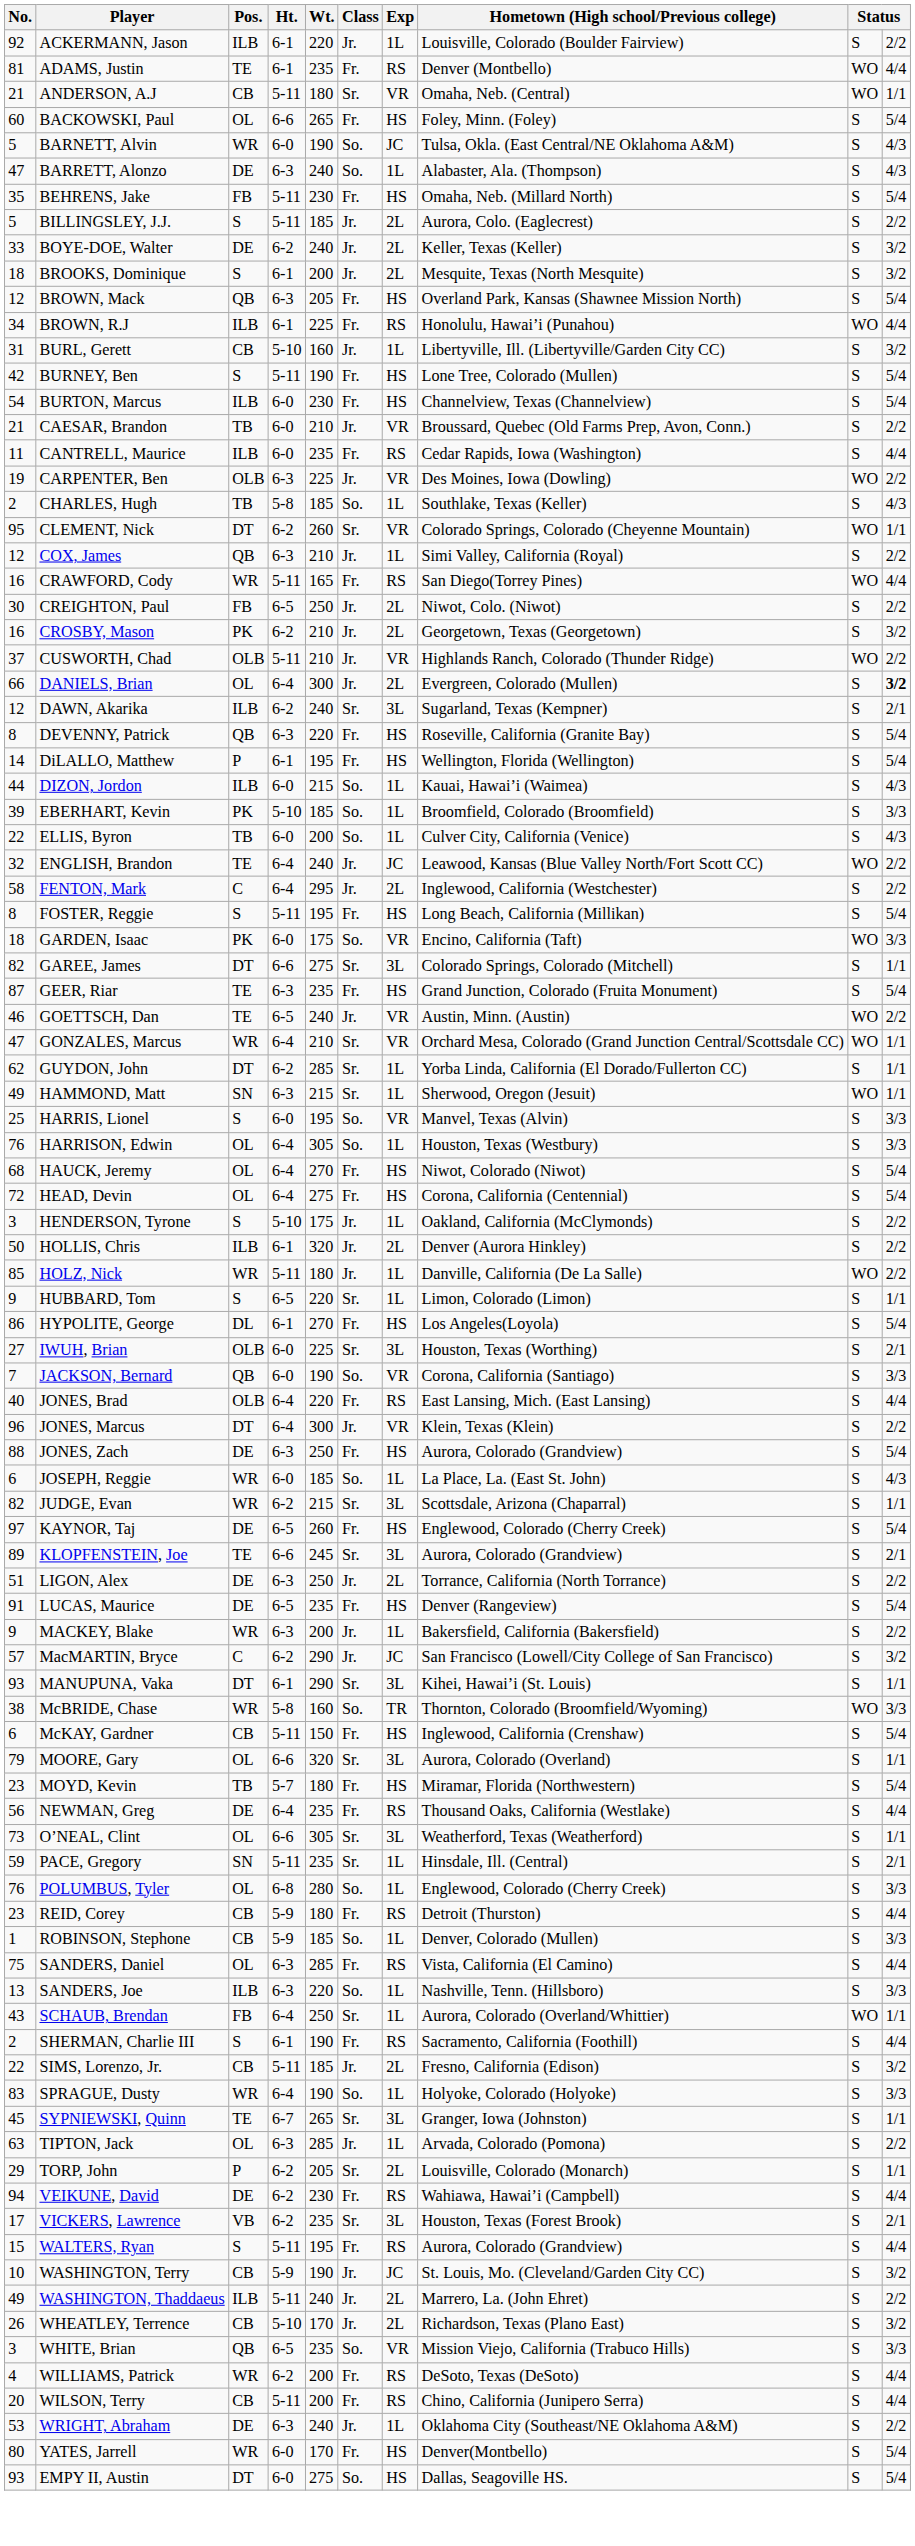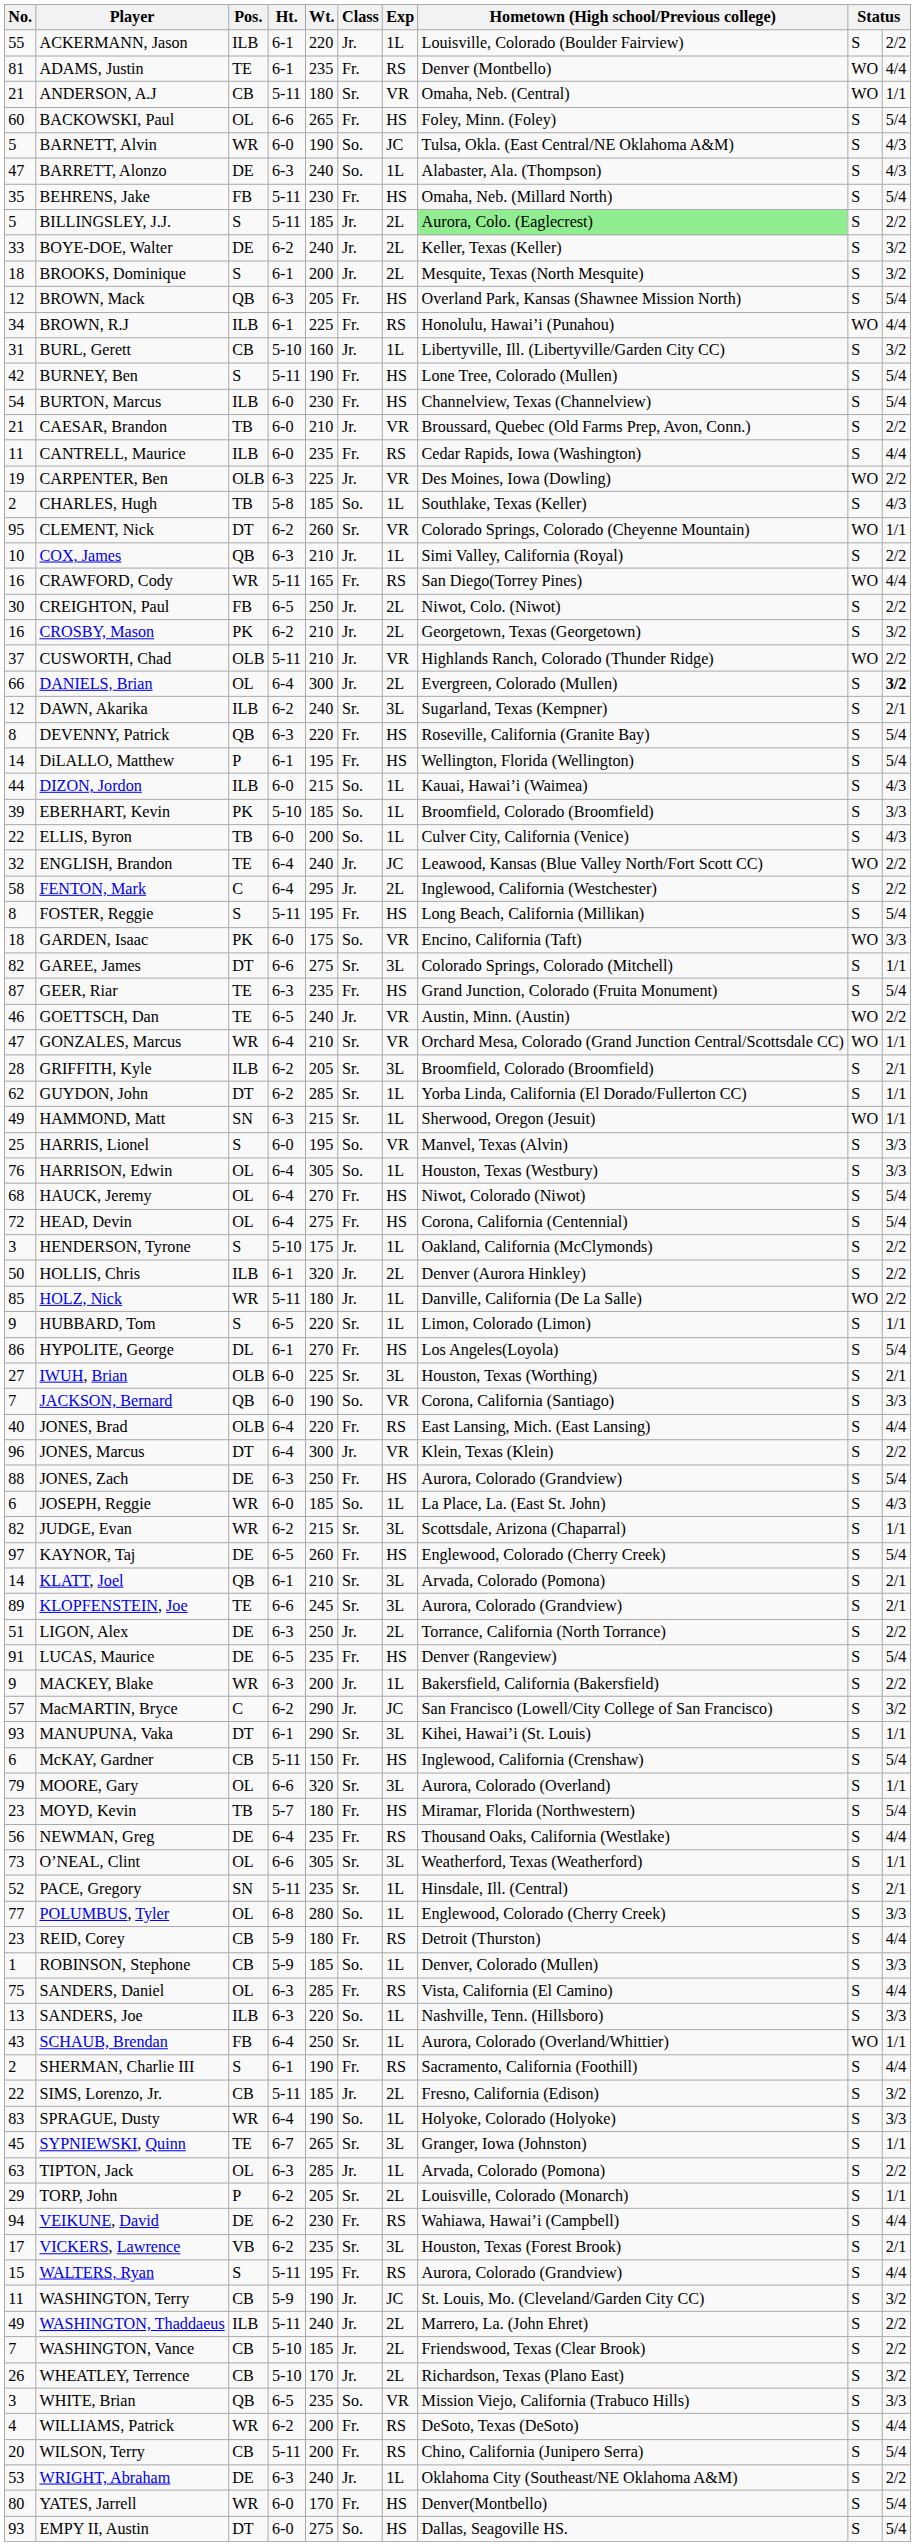(16, 42) 92 -> (16, 42) 55
(507, 222) no background -> (507, 222) lightgreen background
(16, 555) 12 -> (16, 555) 10
+ row: (96, 1068)
+ row: (82, 1580)
- row: (98, 1708)
(16, 1862) 59 -> (16, 1888) 52
(16, 1888) 76 -> (16, 1913) 77
(16, 2272) 10 -> (16, 2298) 11
+ row: (117, 2349)
(896, 2400) 4/4 -> (896, 2452) 5/4
